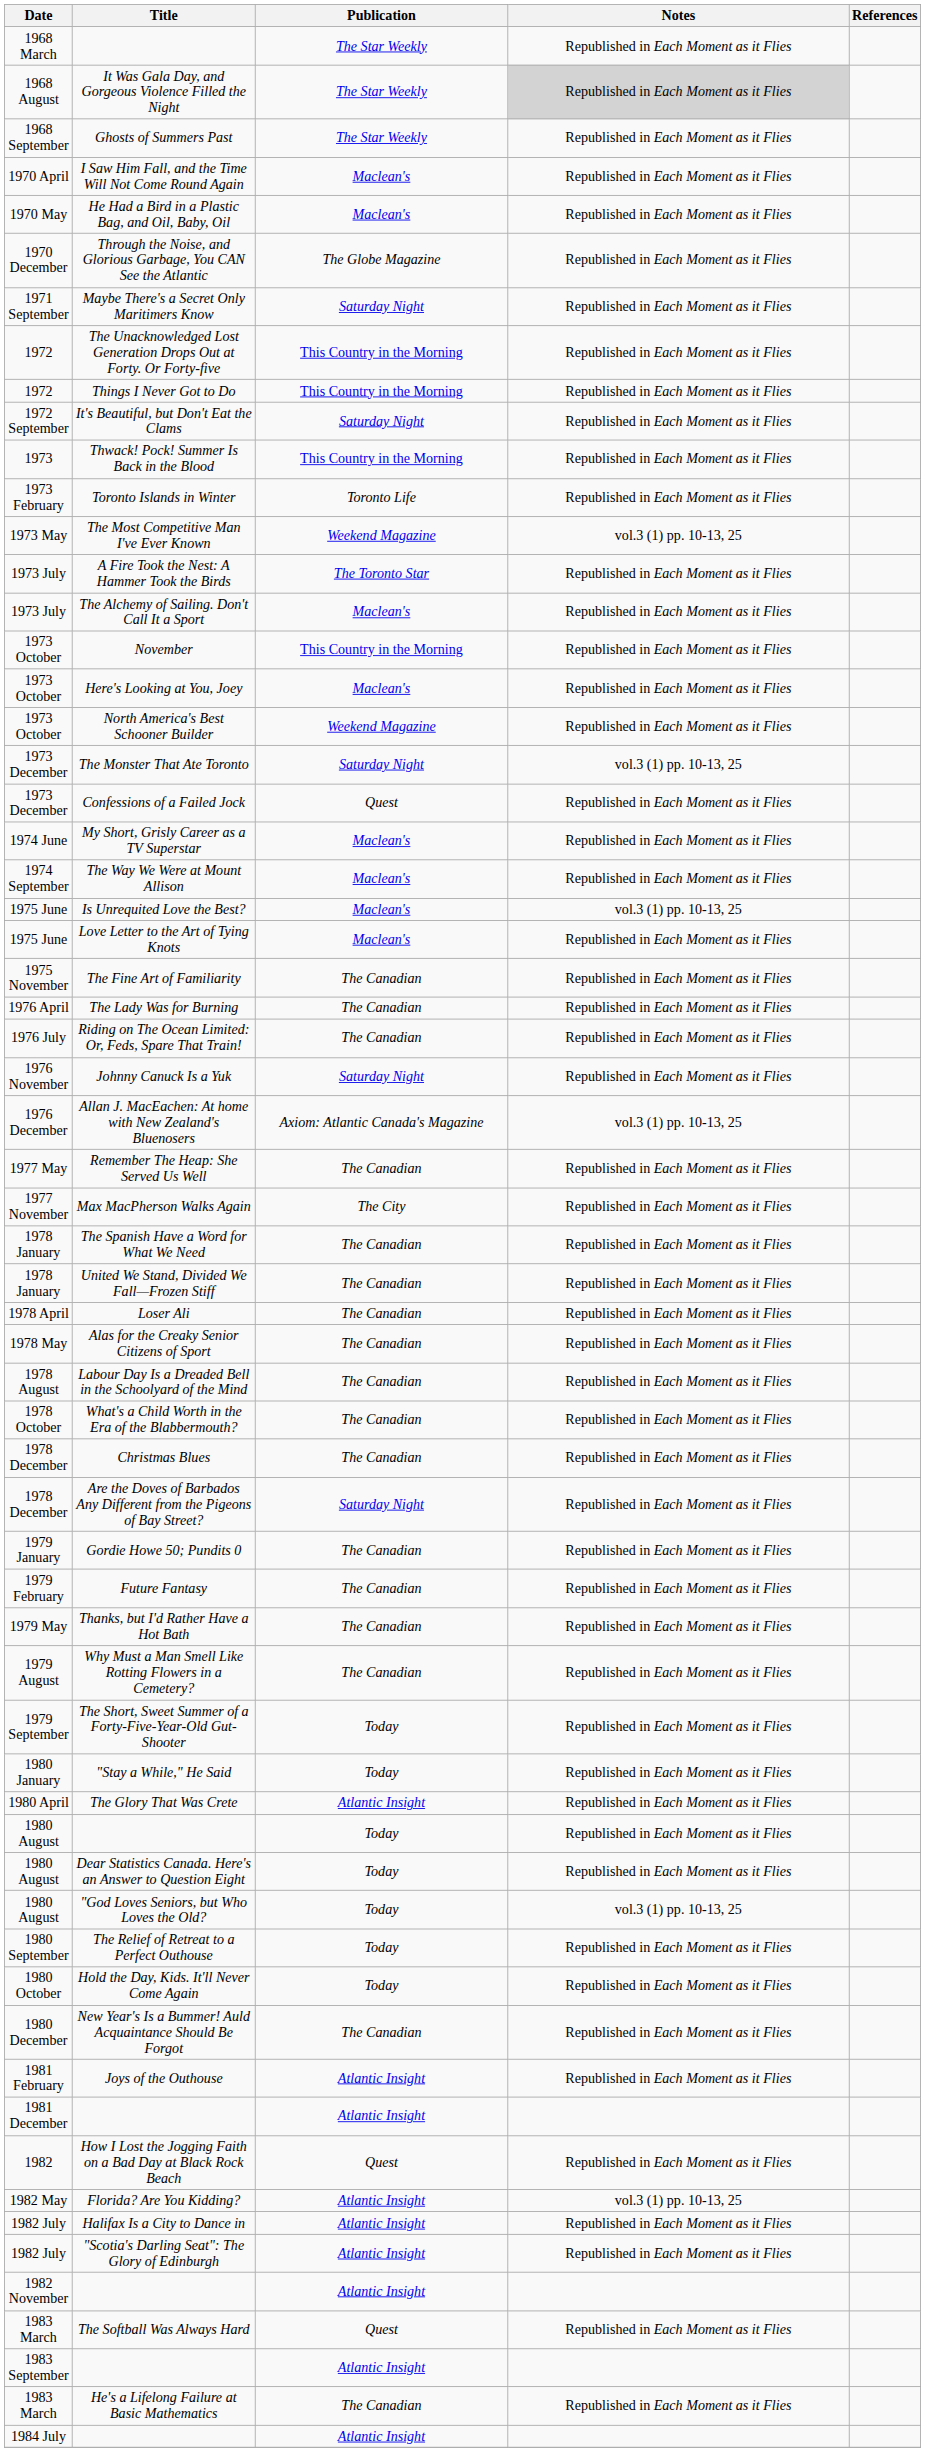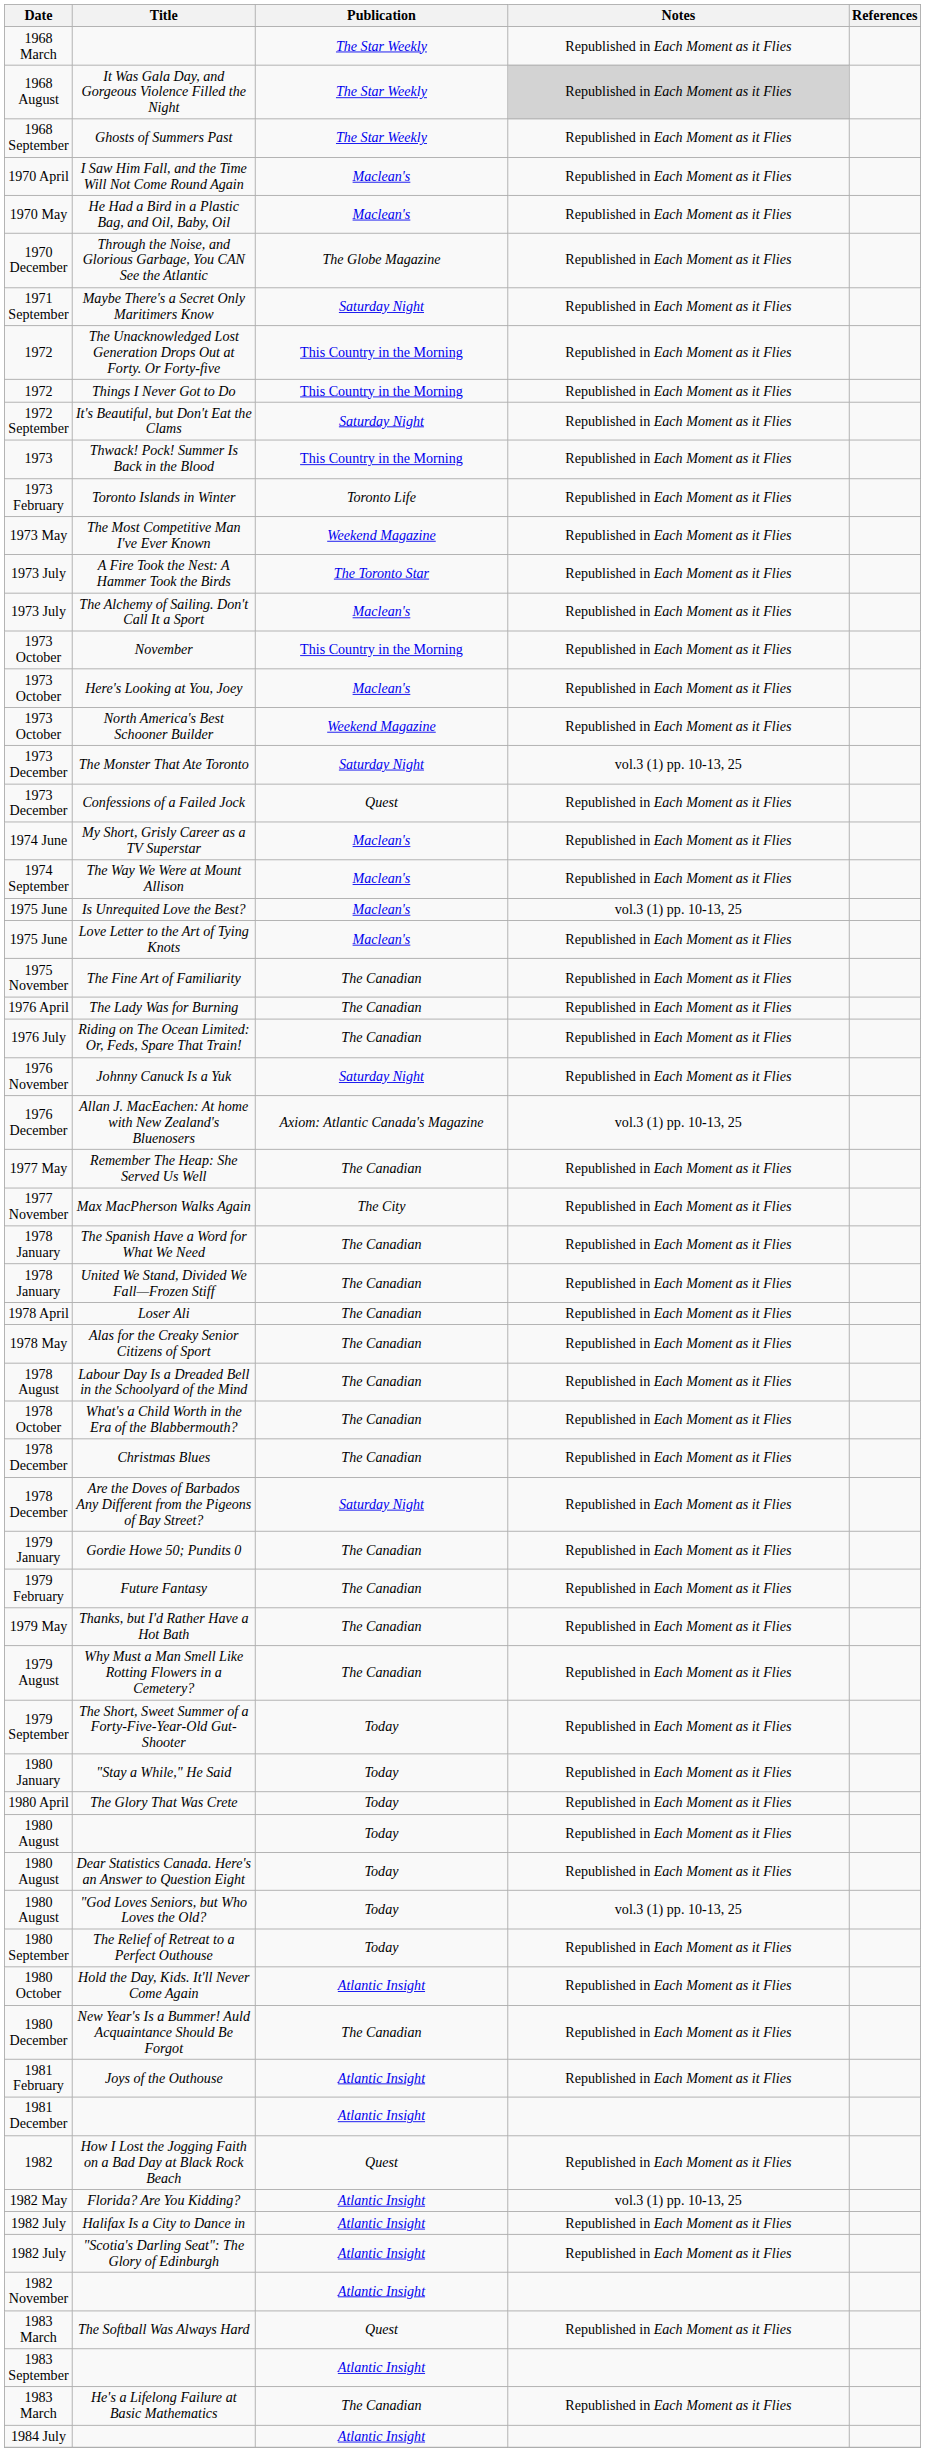(678, 535) vol.3 (1) pp. 10-13, 25 -> (678, 535) Republished in Each Moment as it Flies
(381, 1803) Atlantic Insight -> (381, 1803) Today
(381, 1986) Today -> (381, 1986) Atlantic Insight
